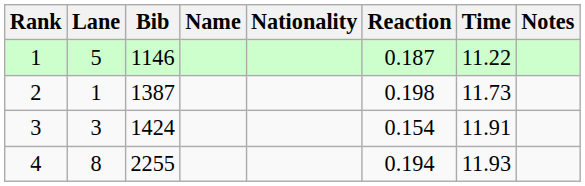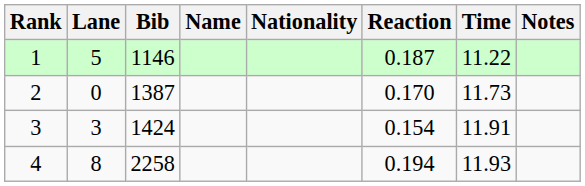(96, 92) 1 -> (96, 92) 0
(410, 92) 0.198 -> (410, 92) 0.170
(153, 163) 2255 -> (153, 163) 2258
